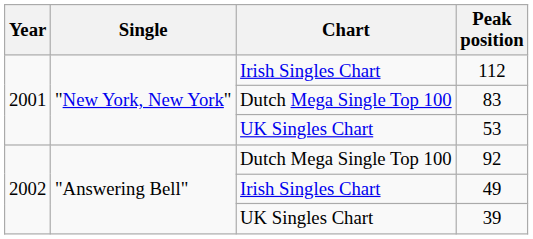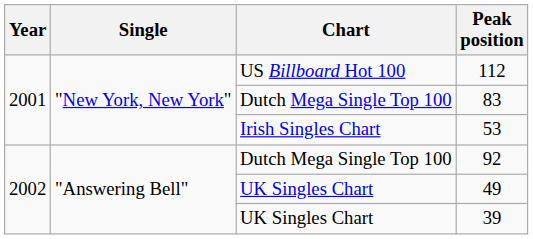(310, 70) Irish Singles Chart -> (323, 70) US Billboard Hot 100
(307, 129) UK Singles Chart -> (310, 129) Irish Singles Chart
(310, 188) Irish Singles Chart -> (307, 188) UK Singles Chart
